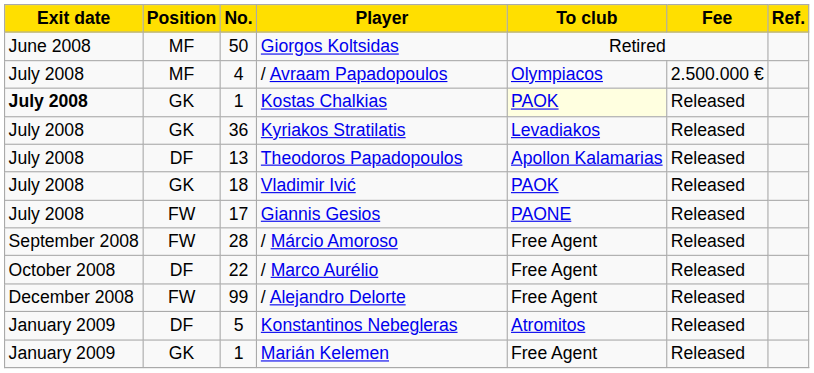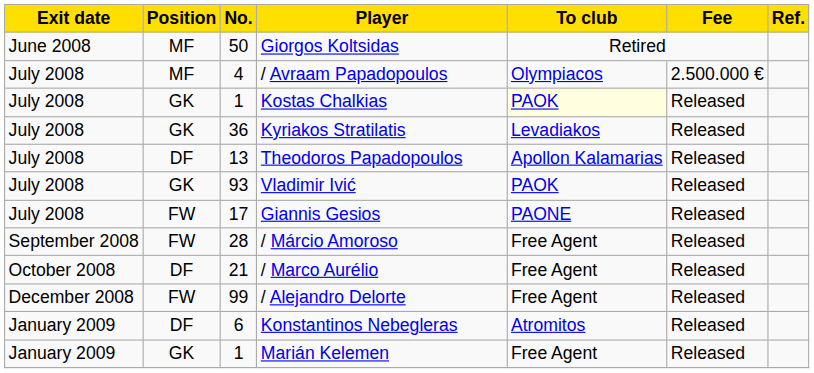(48, 102) bold -> (46, 102) normal
(239, 185) 18 -> (239, 185) 93
(239, 269) 22 -> (239, 269) 21
(239, 325) 5 -> (239, 325) 6
